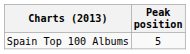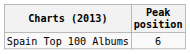(158, 41) 5 -> (158, 41) 6
